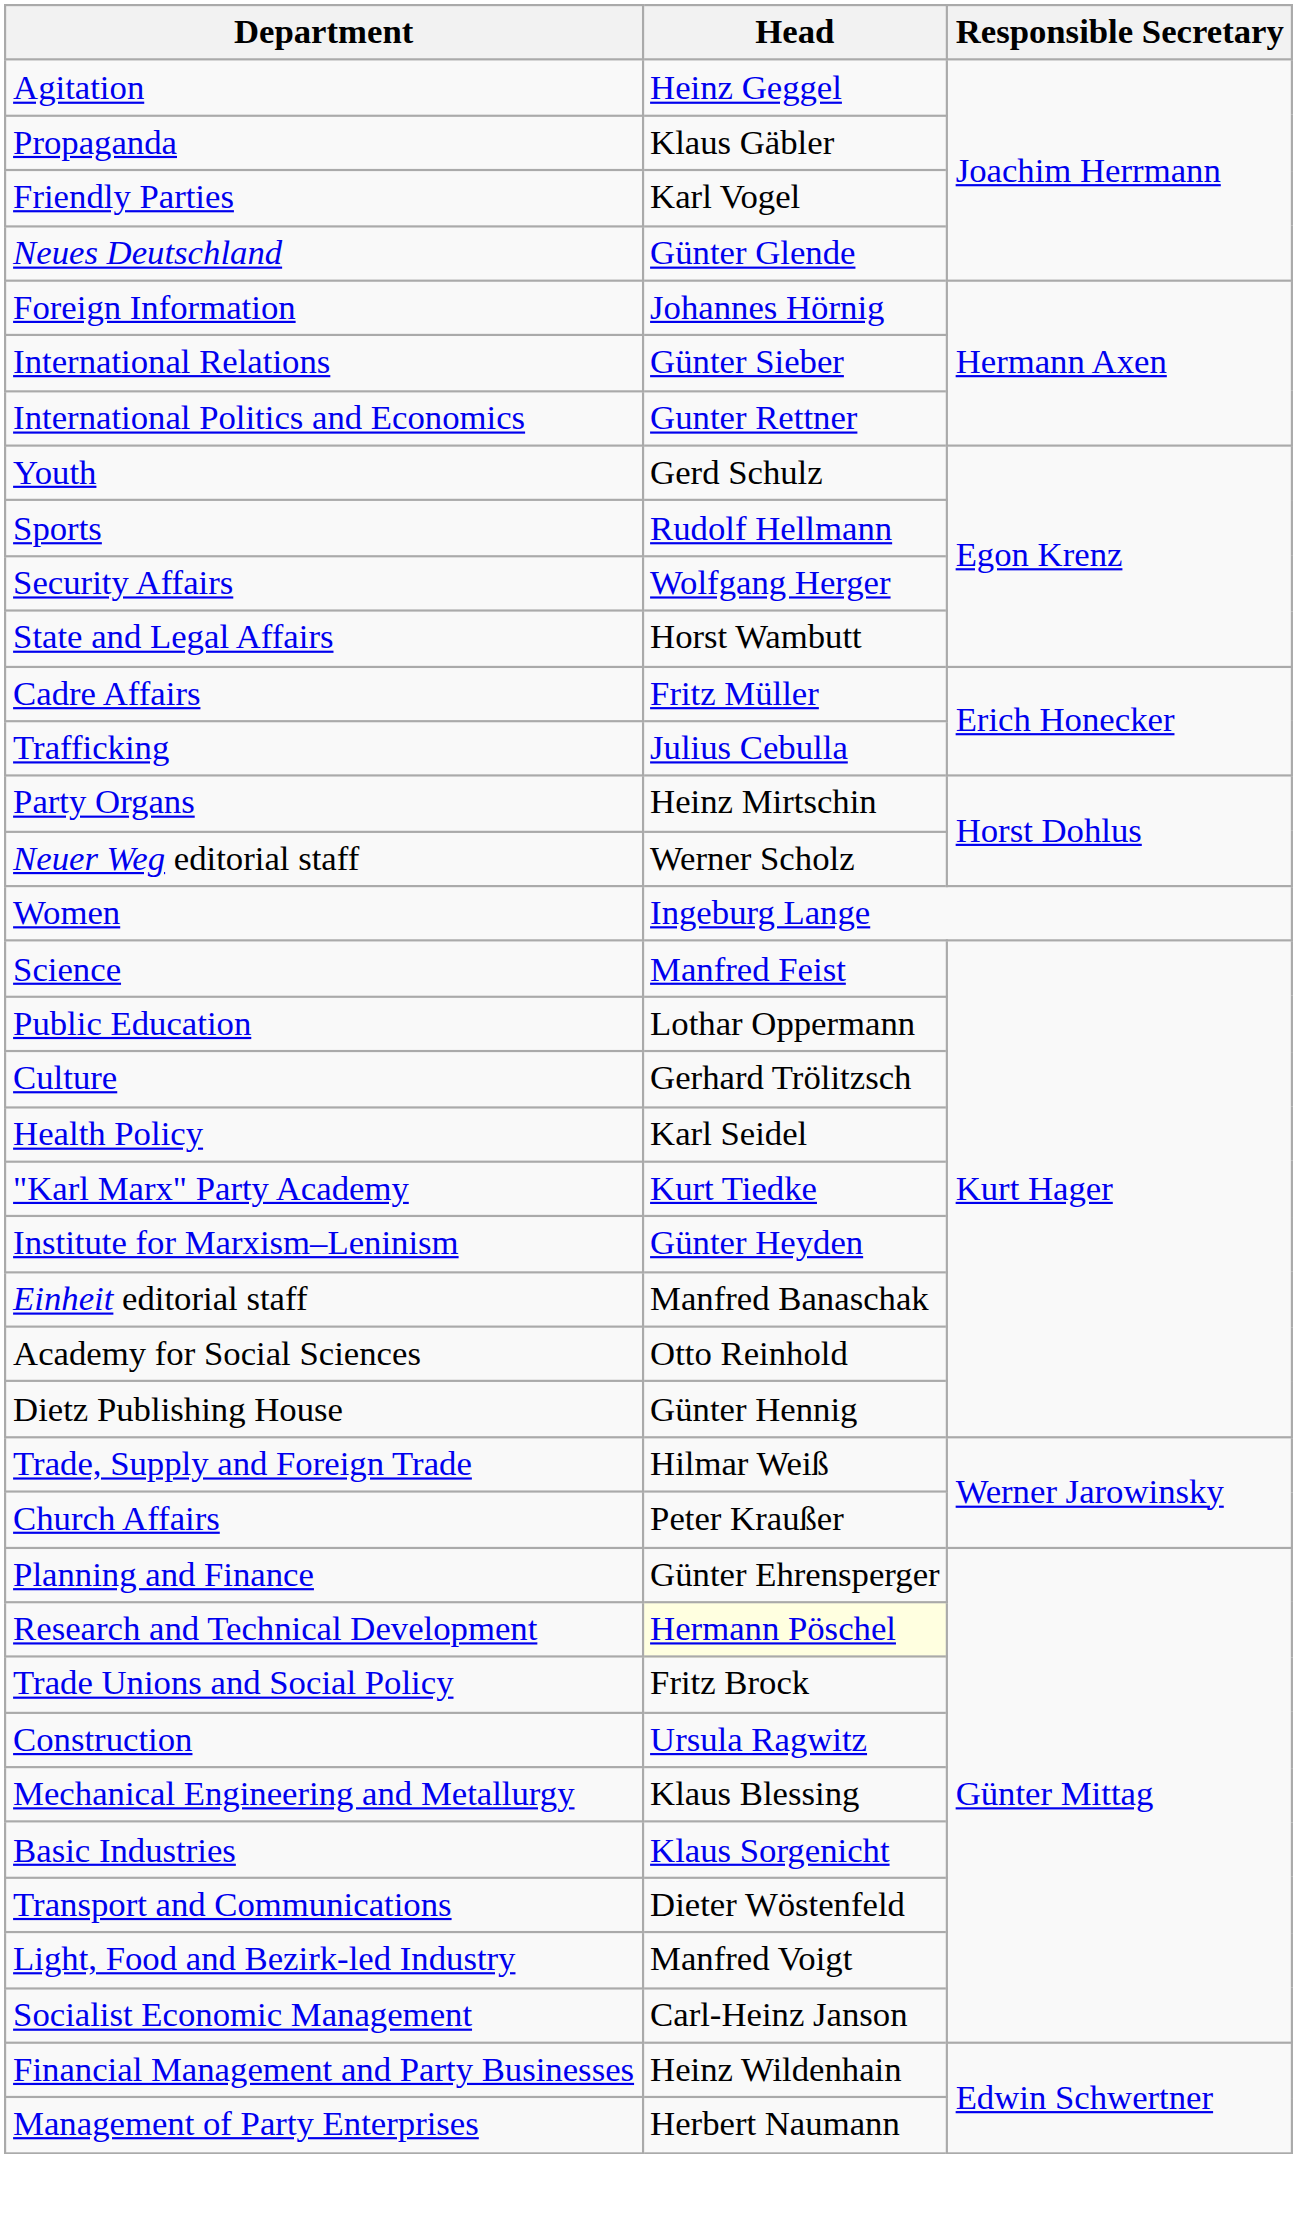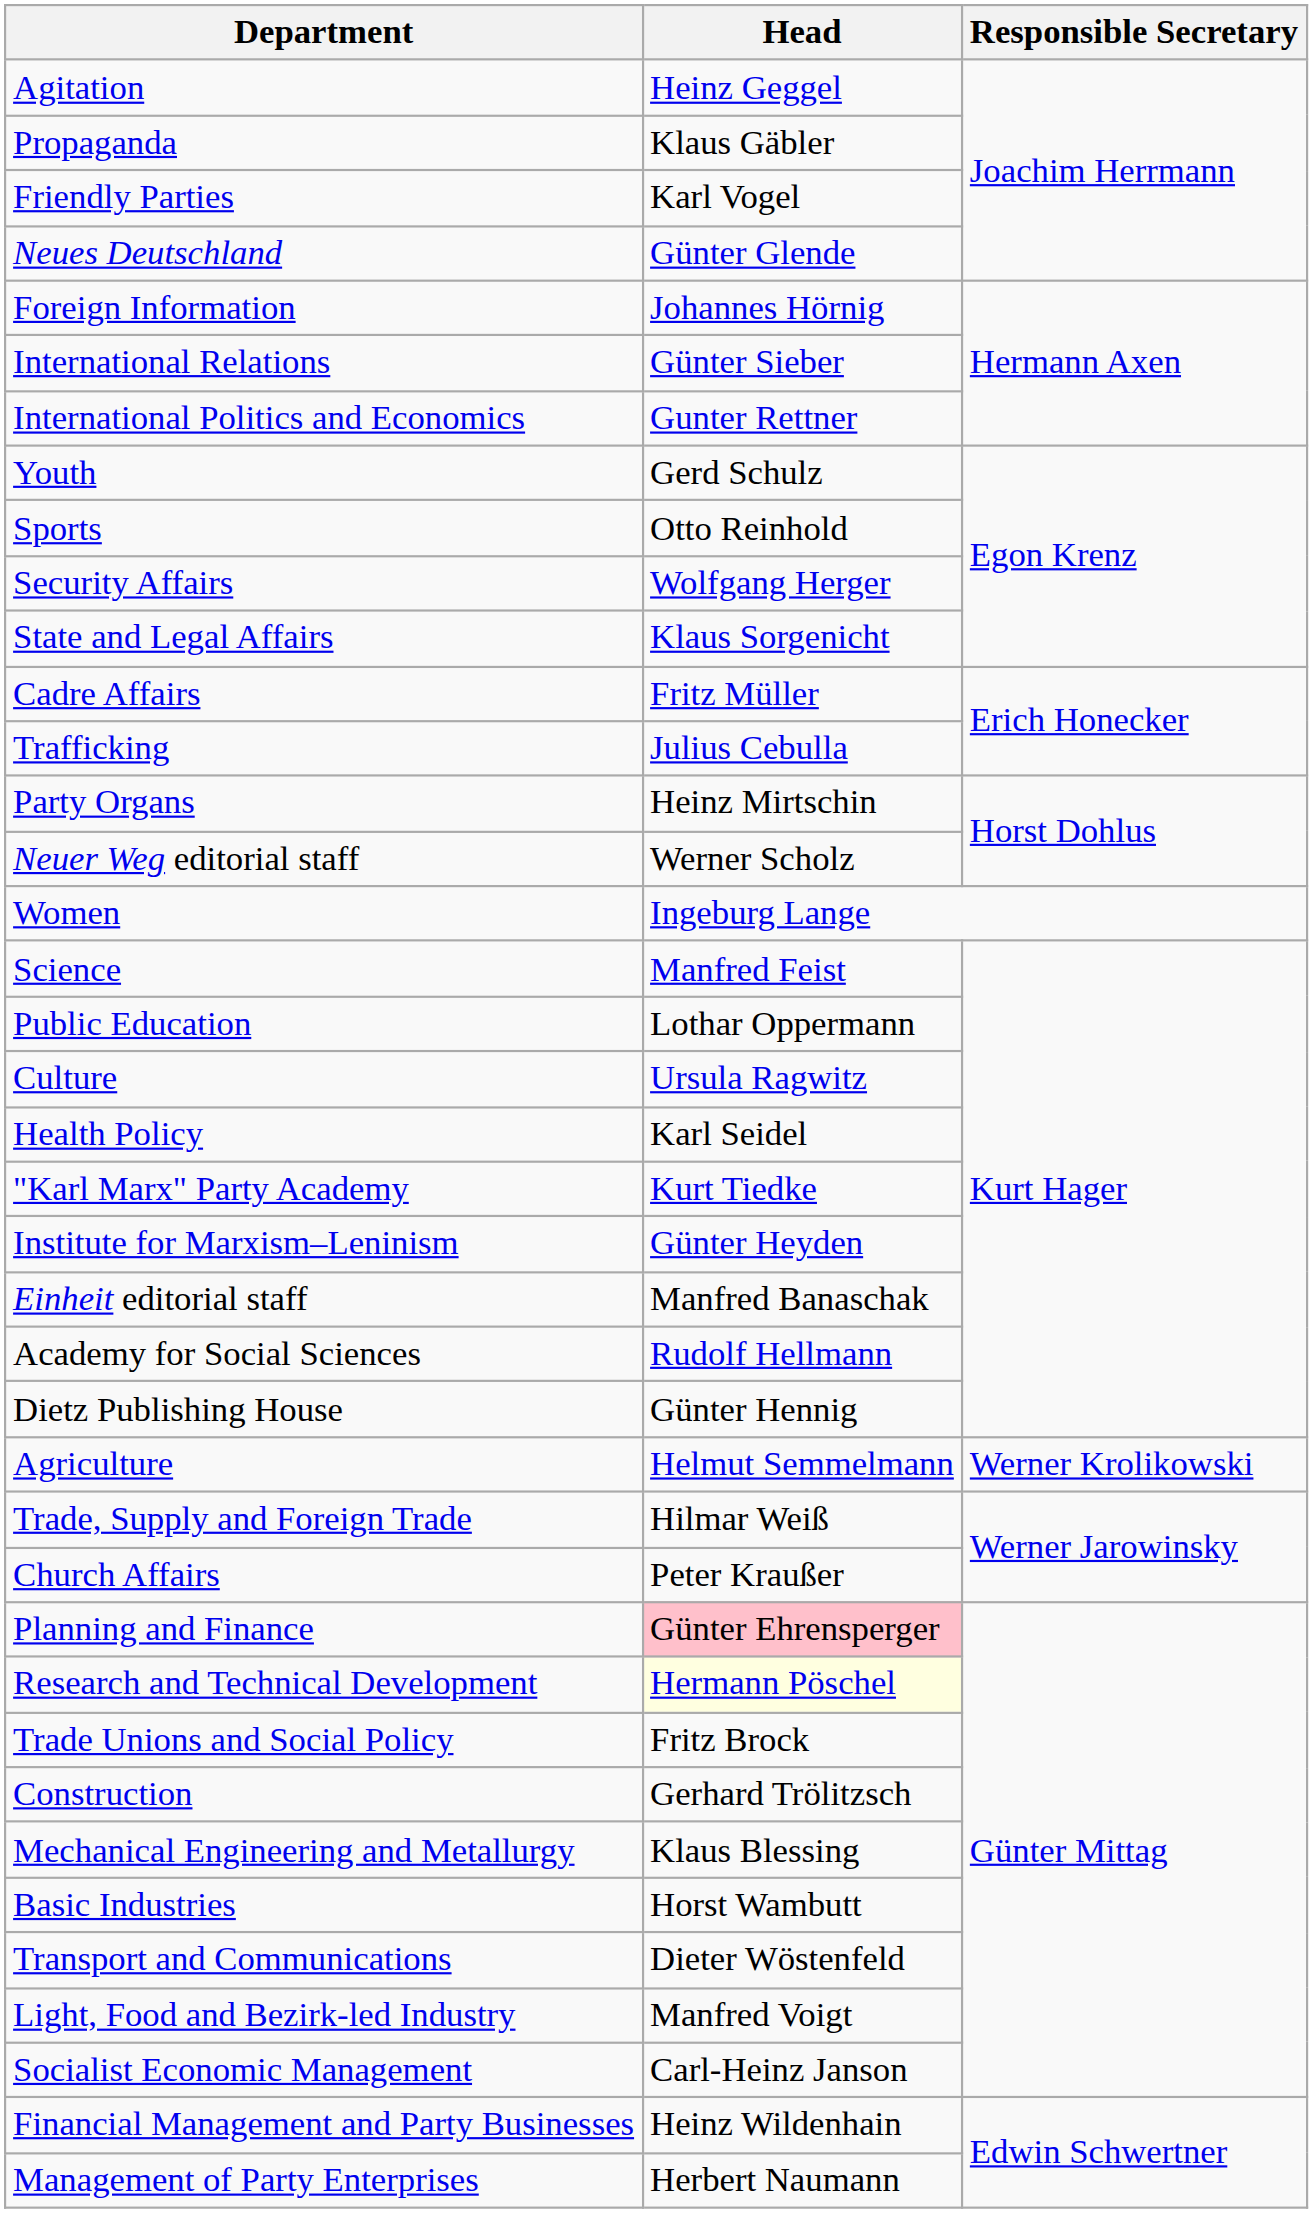(771, 527) Rudolf Hellmann -> (749, 527) Otto Reinhold
(756, 637) Horst Wambutt -> (770, 637) Klaus Sorgenicht
(781, 1078) Gerhard Trölitzsch -> (759, 1078) Ursula Ragwitz
(749, 1353) Otto Reinhold -> (771, 1353) Rudolf Hellmann
+ row: (93, 1463)
(795, 1573) no background -> (795, 1628) pink background
(759, 1739) Ursula Ragwitz -> (781, 1794) Gerhard Trölitzsch
(770, 1849) Klaus Sorgenicht -> (756, 1904) Horst Wambutt
